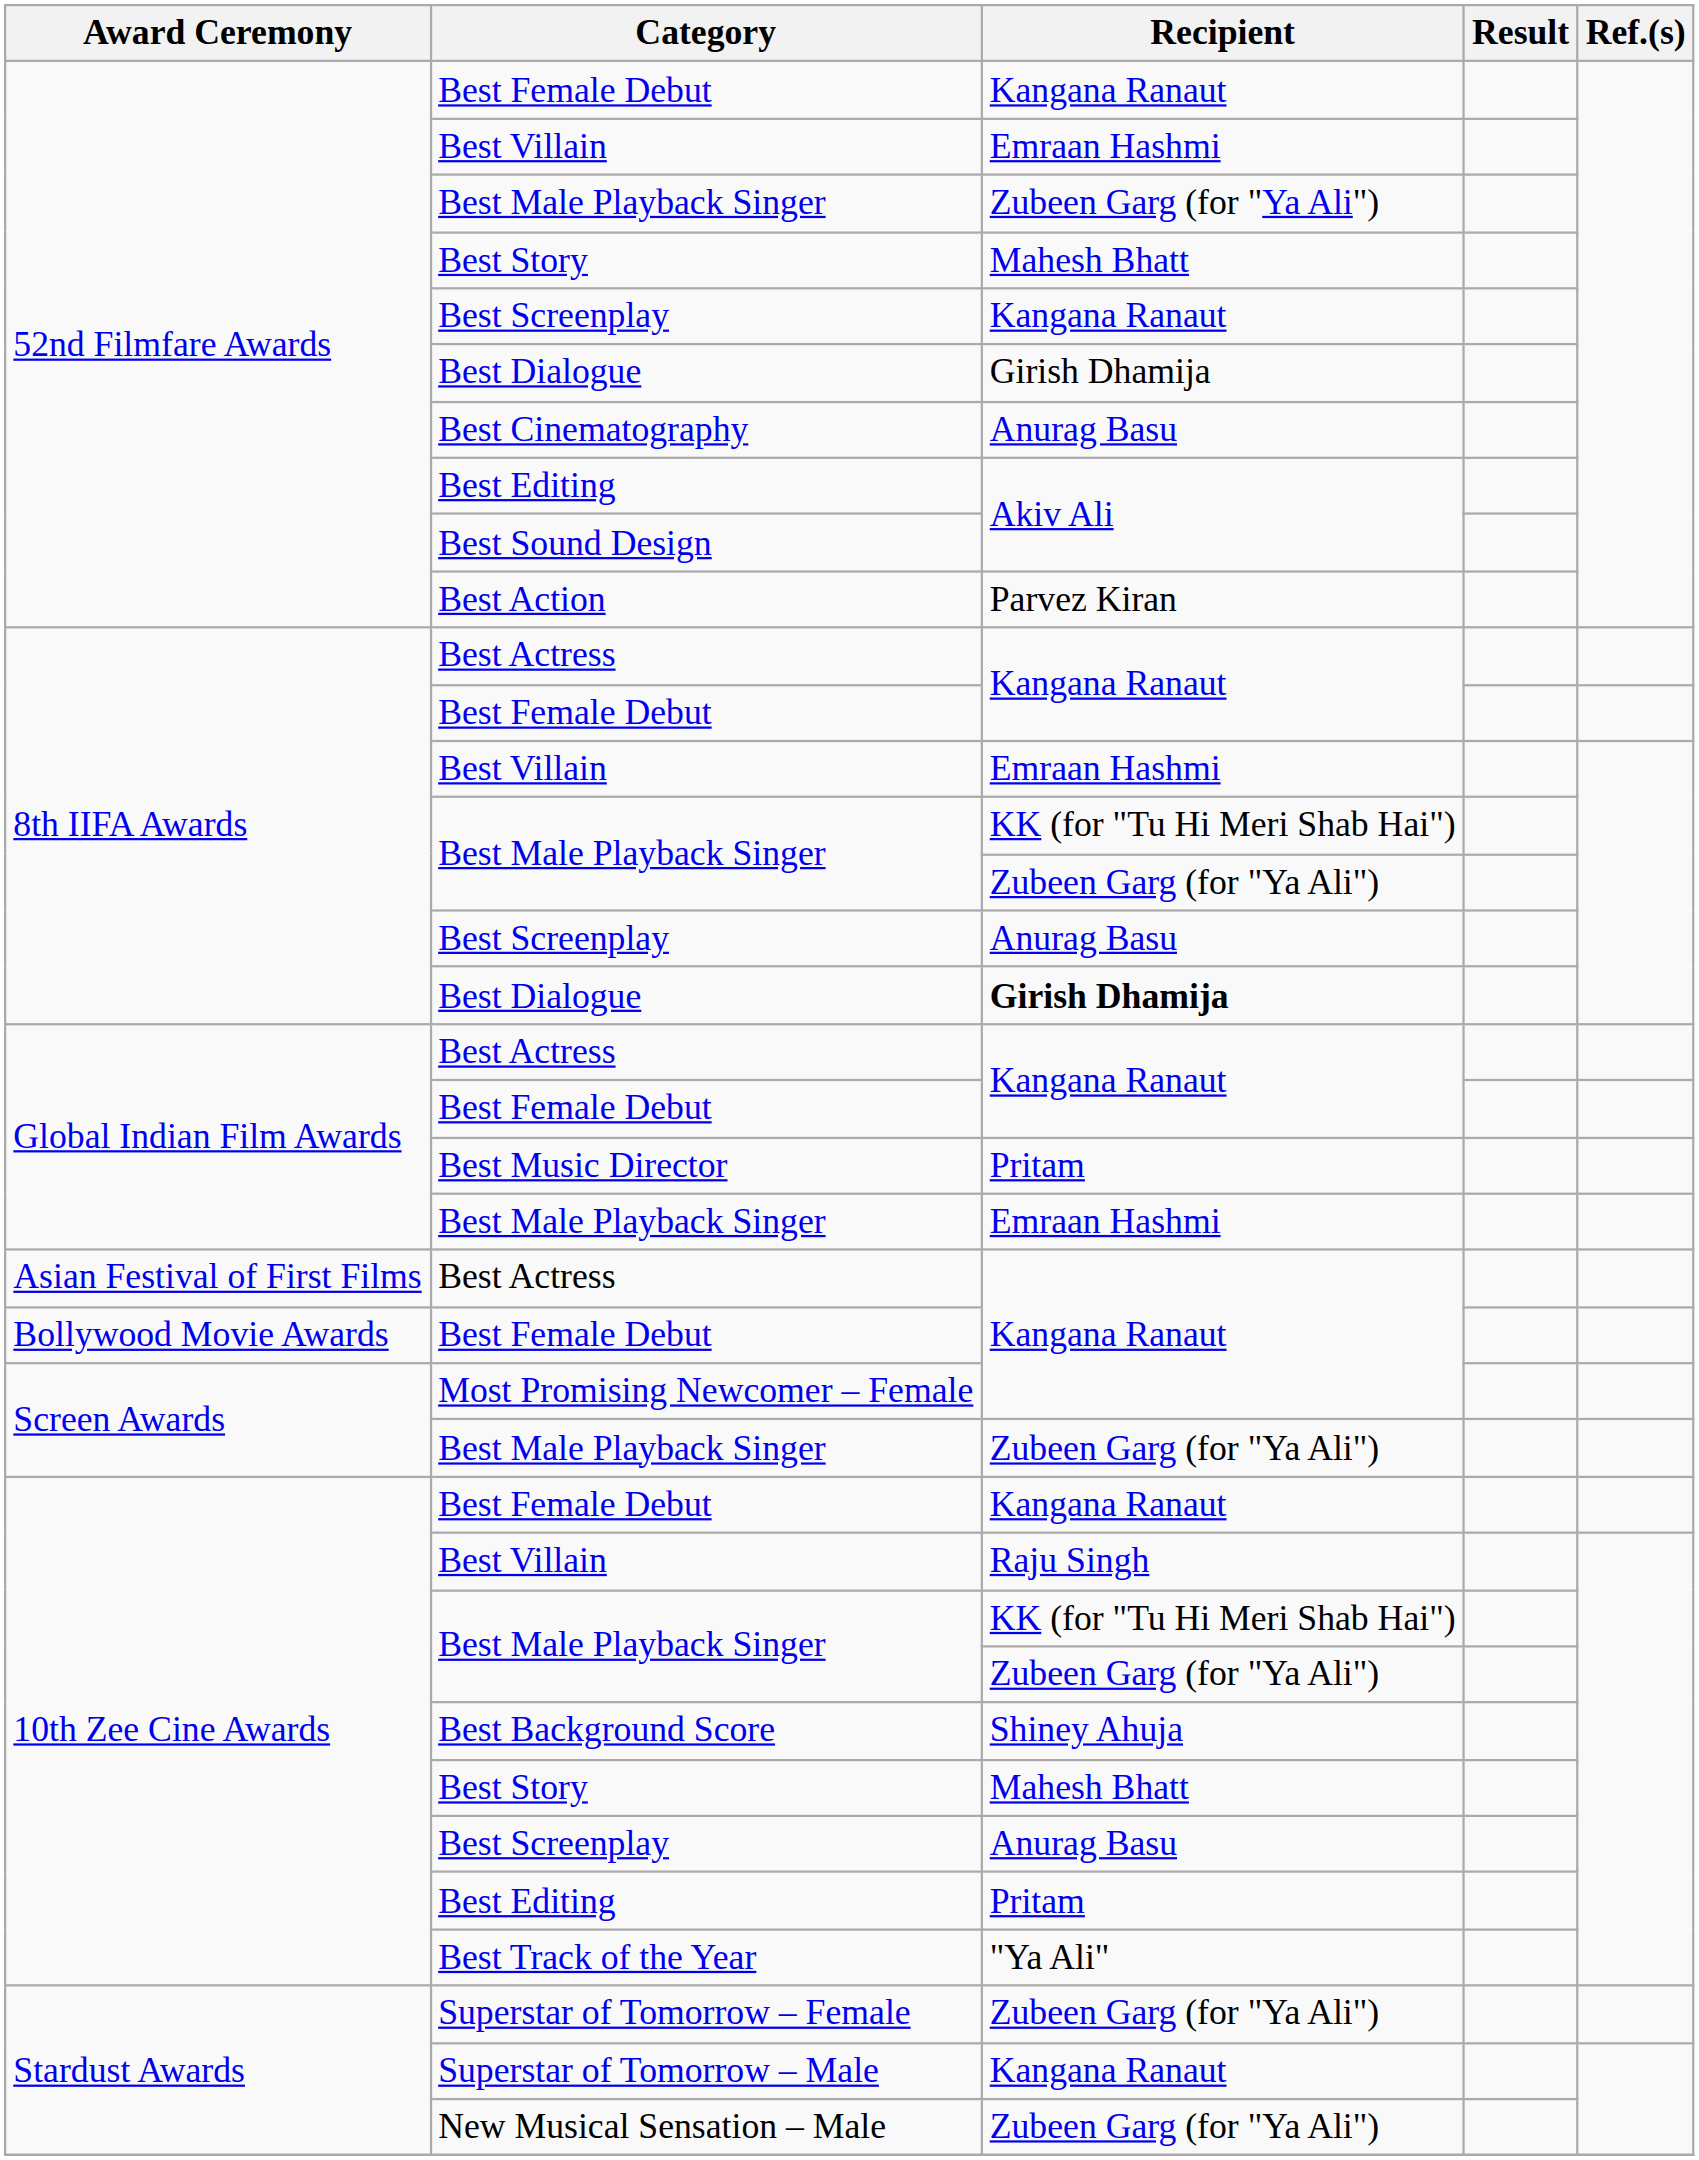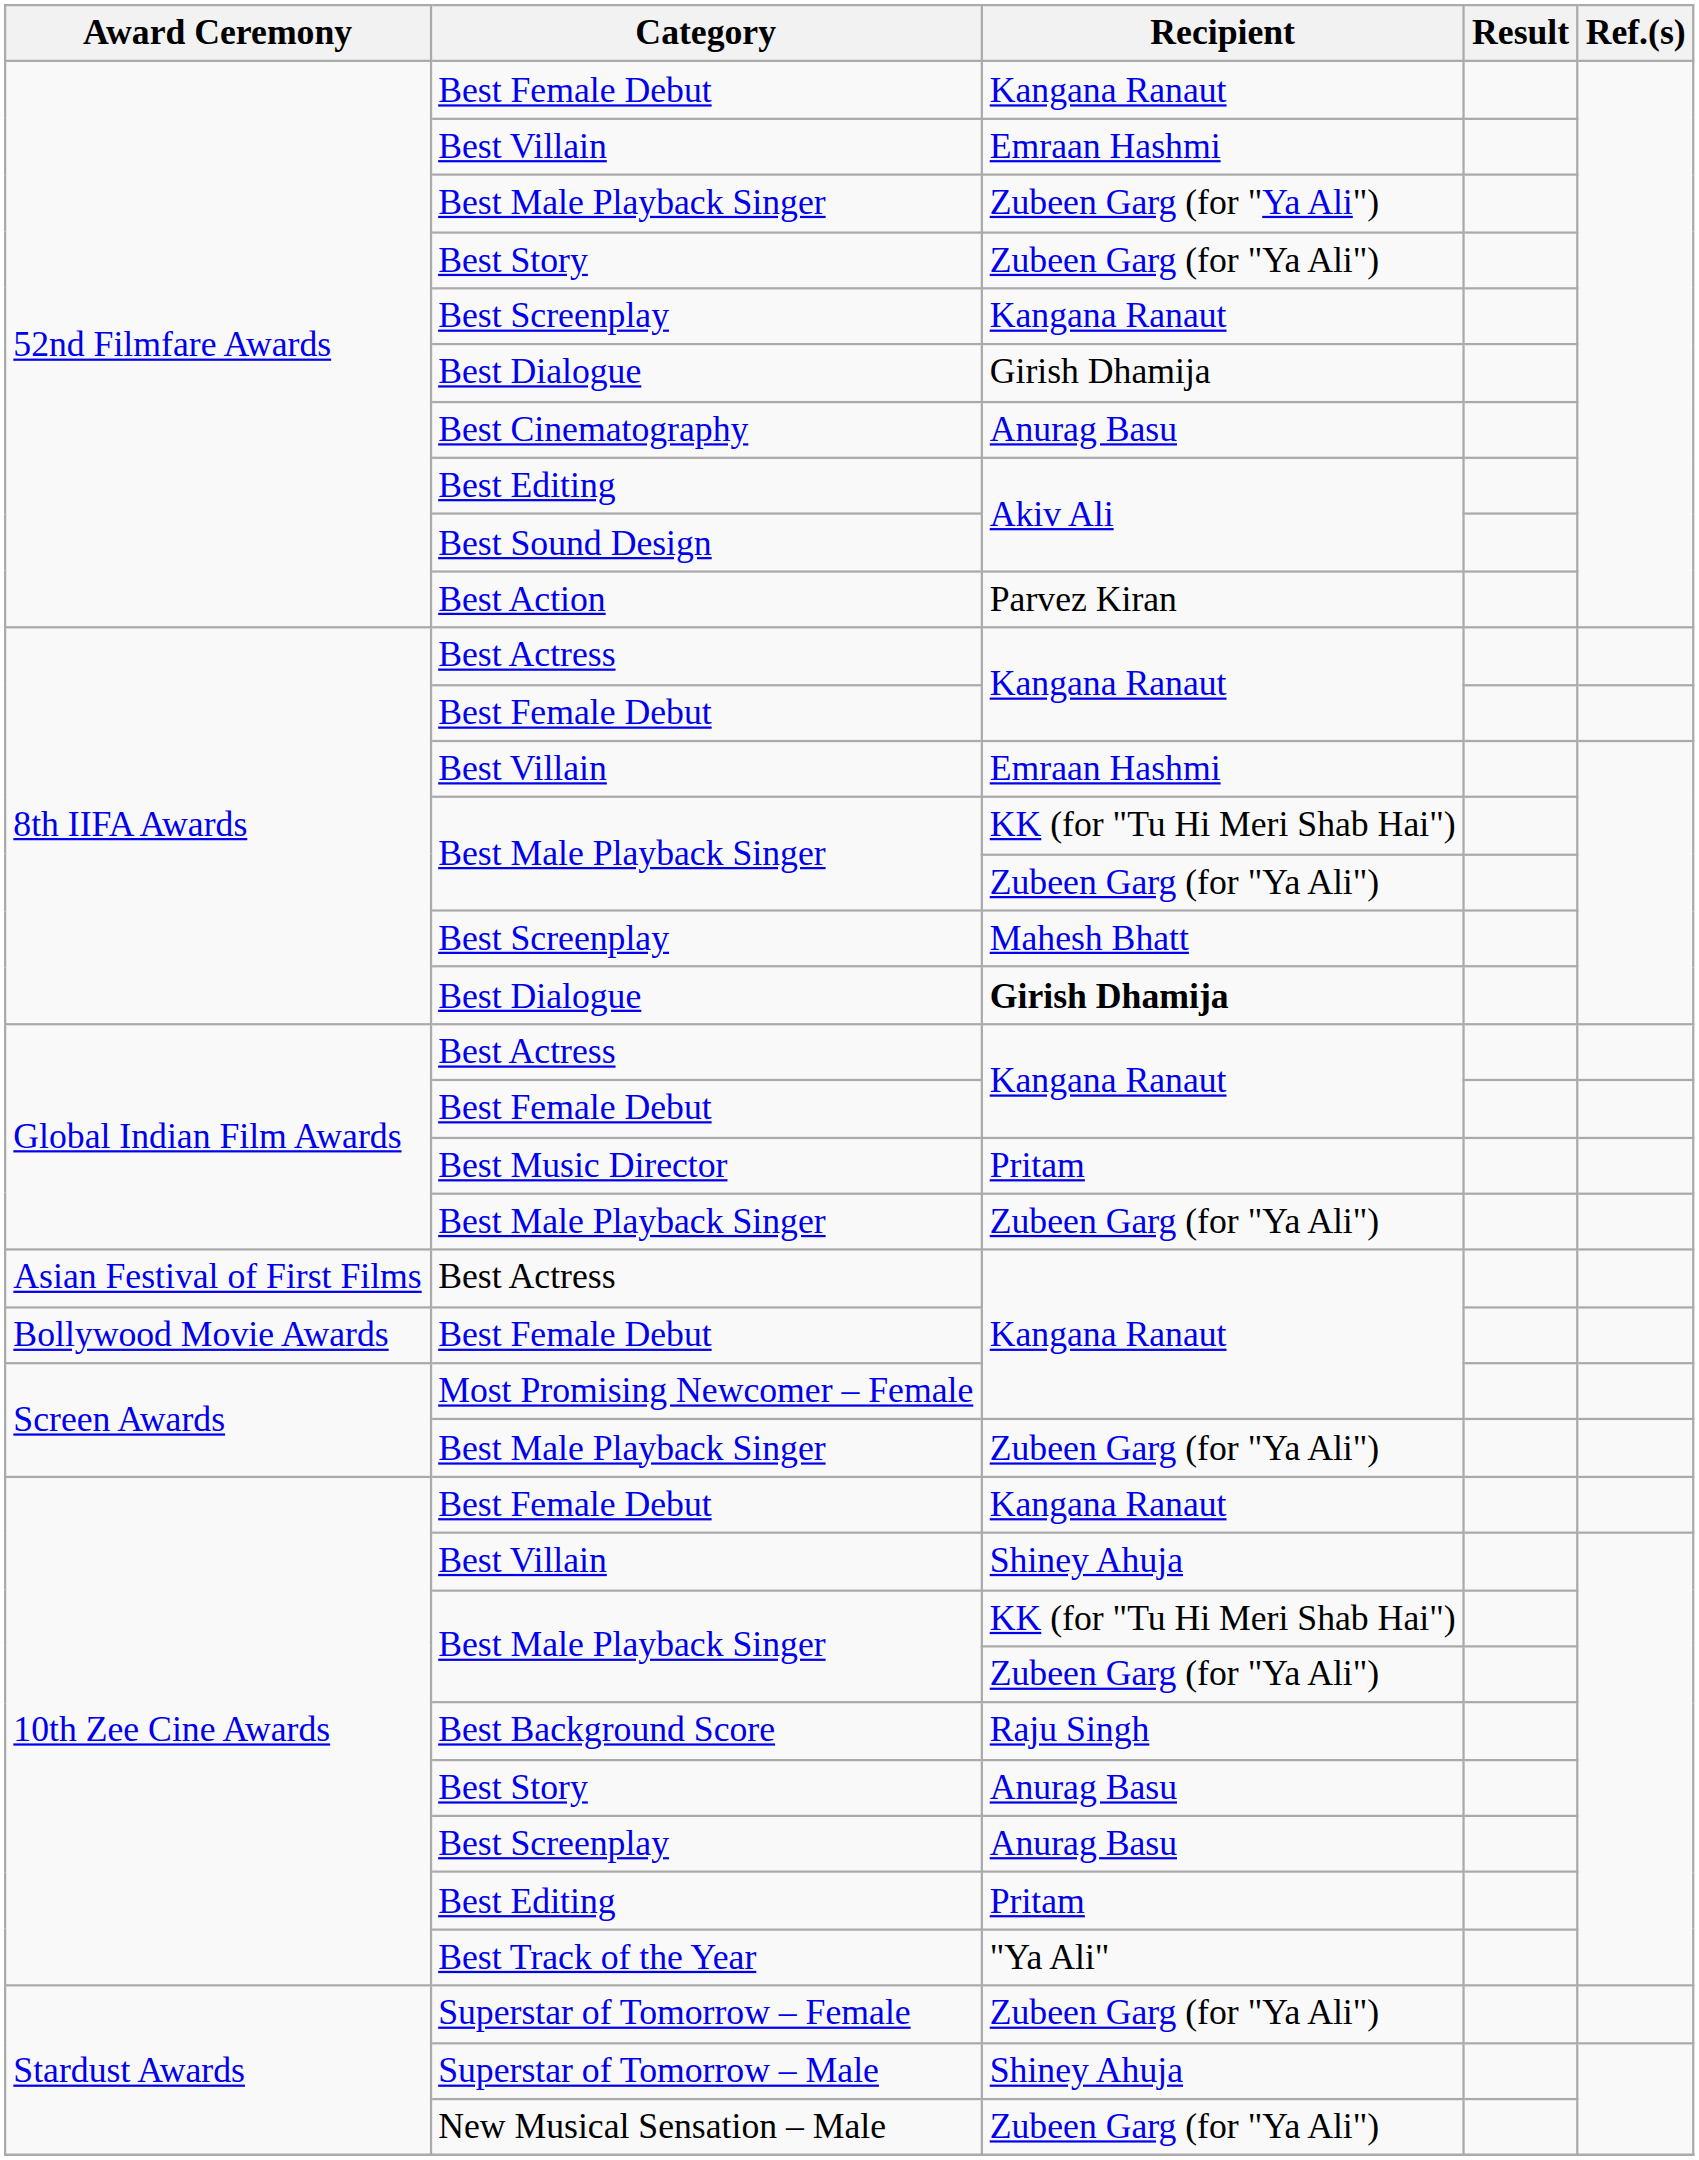(1089, 259) Mahesh Bhatt -> (1184, 259) Zubeen Garg (for "Ya Ali")
(1083, 938) Anurag Basu -> (1089, 938) Mahesh Bhatt
(1105, 1221) Emraan Hashmi -> (1184, 1221) Zubeen Garg (for "Ya Ali")
(1070, 1560) Raju Singh -> (1086, 1560) Shiney Ahuja
(1086, 1730) Shiney Ahuja -> (1070, 1730) Raju Singh
(1089, 1786) Mahesh Bhatt -> (1083, 1786) Anurag Basu
(1108, 2069) Kangana Ranaut -> (1086, 2069) Shiney Ahuja
